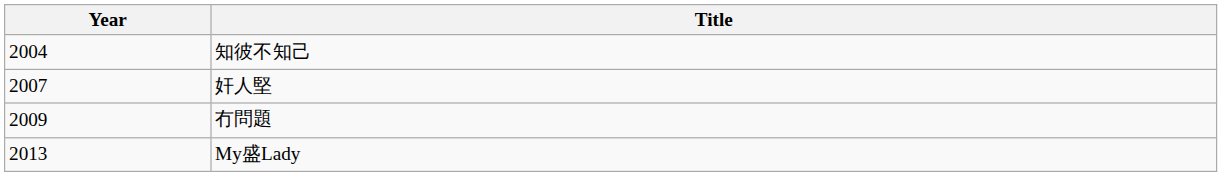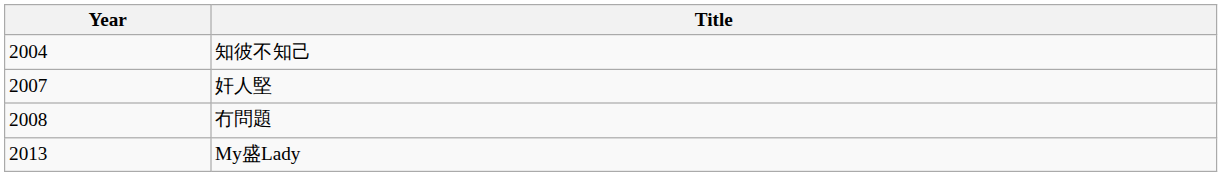(28, 120) 2009 -> (28, 120) 2008
